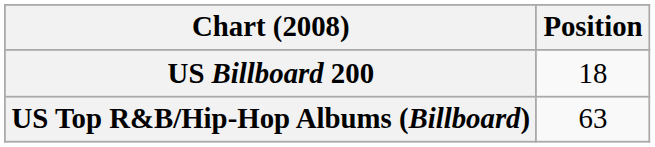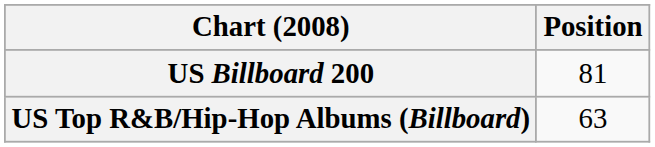(593, 73) 18 -> (593, 73) 81
